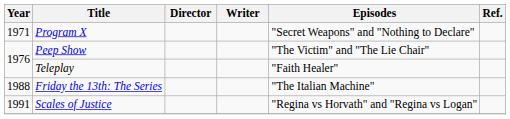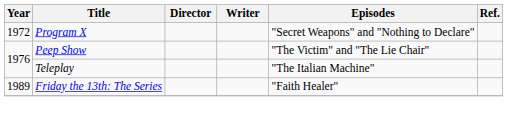(19, 31) 1971 -> (19, 31) 1972
(305, 68) "Faith Healer" -> (323, 68) "The Italian Machine"
(19, 86) 1988 -> (19, 86) 1989
(323, 86) "The Italian Machine" -> (305, 86) "Faith Healer"
- row: (73, 104)
